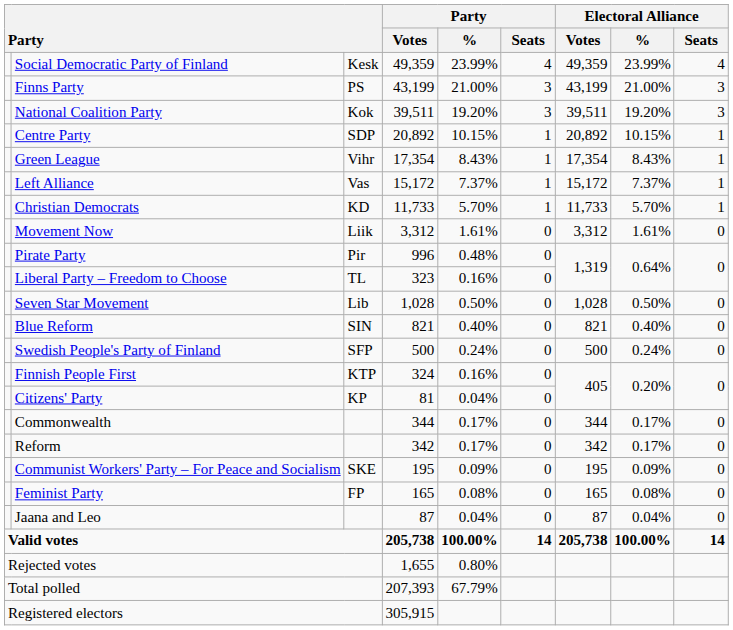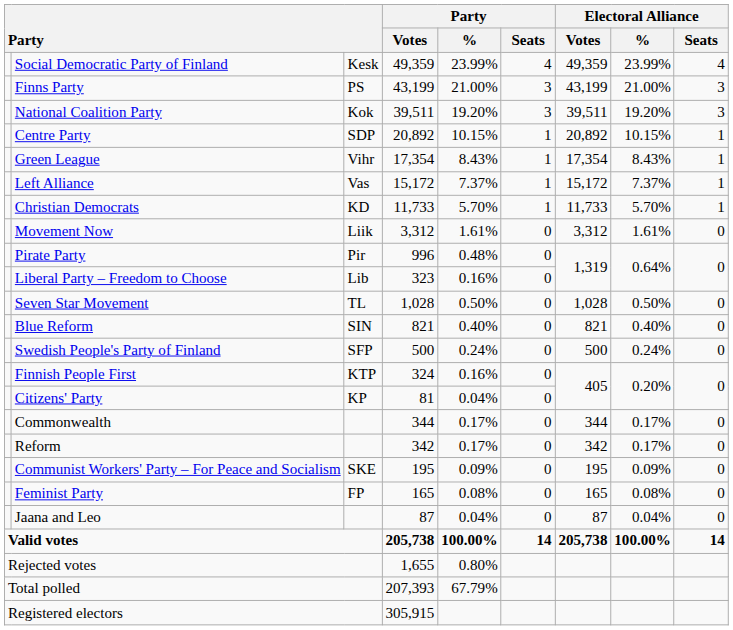(357, 278) TL -> (358, 278) Lib
(358, 302) Lib -> (357, 302) TL
